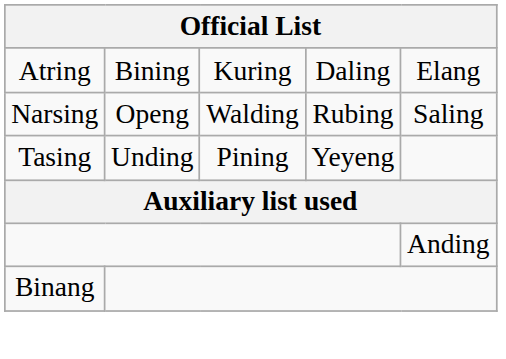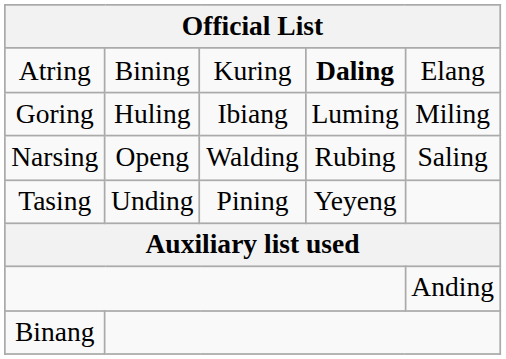(353, 69) normal -> (355, 69) bold
+ row: (55, 113)
